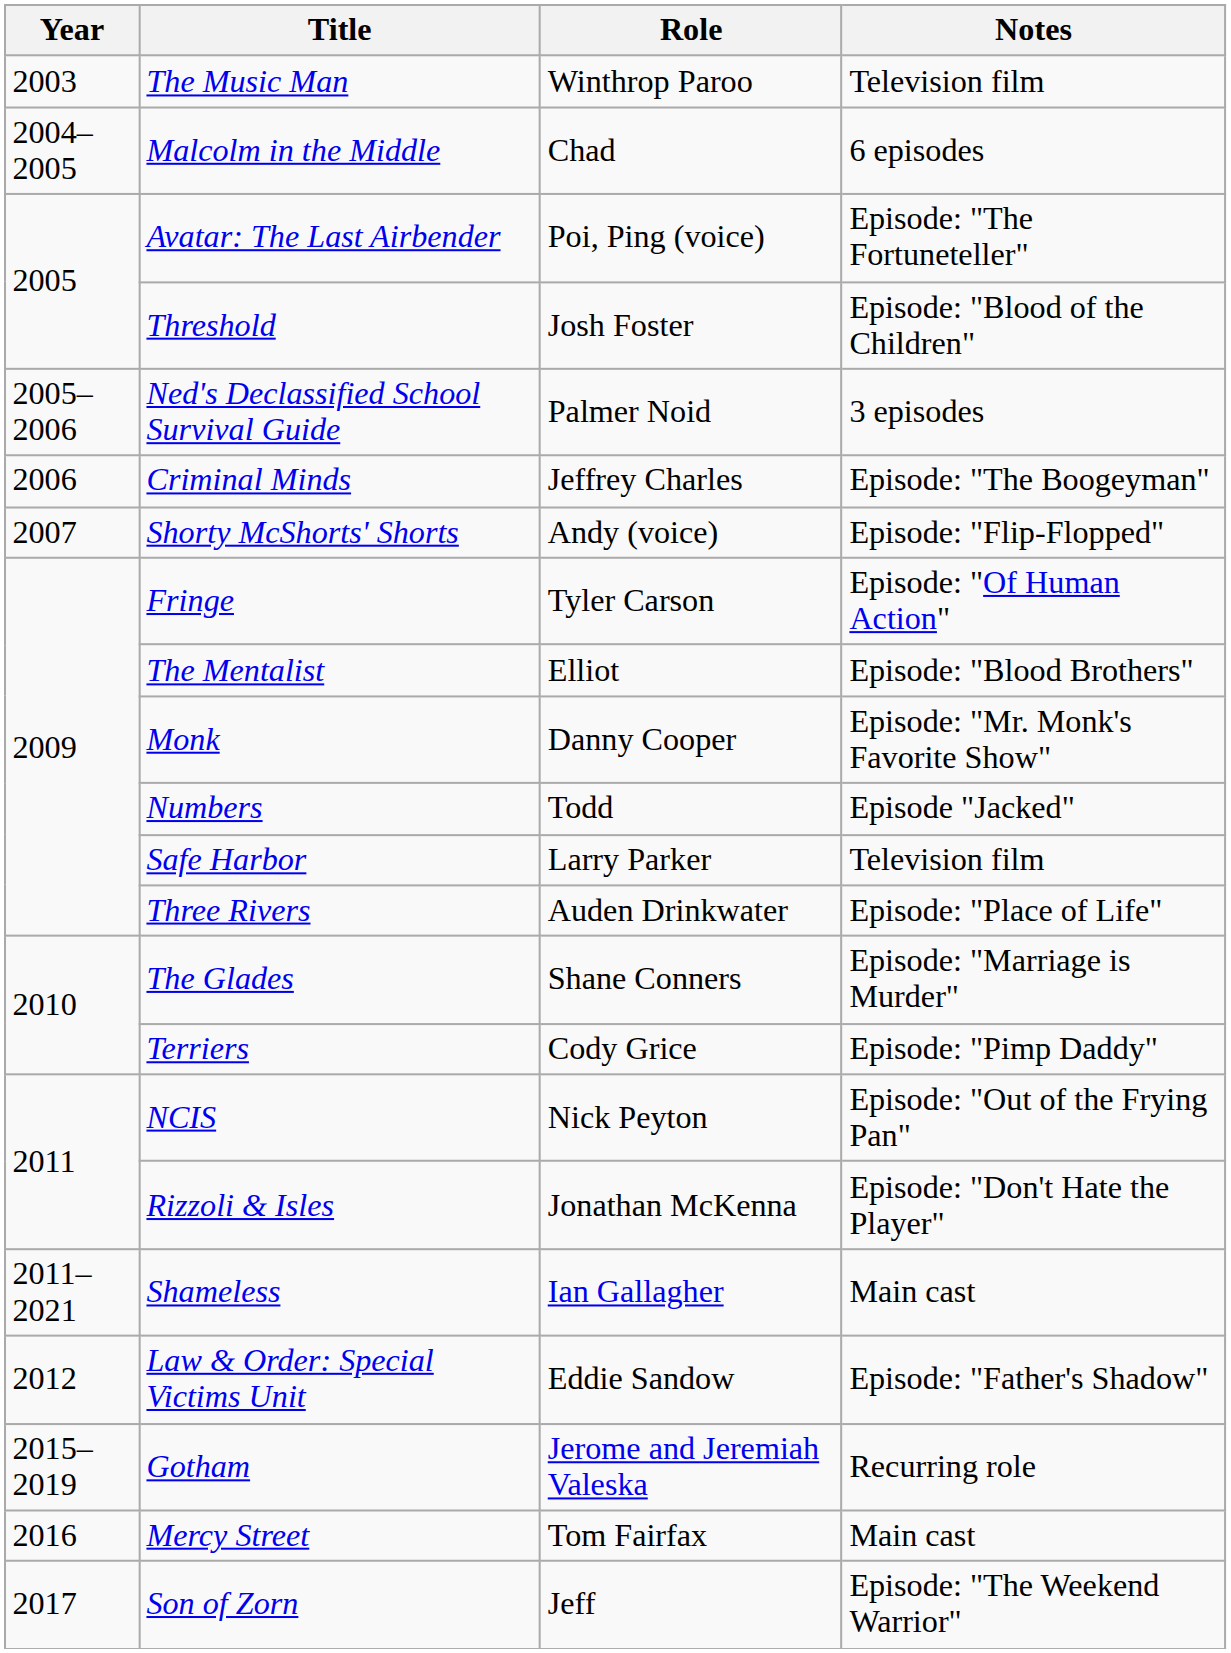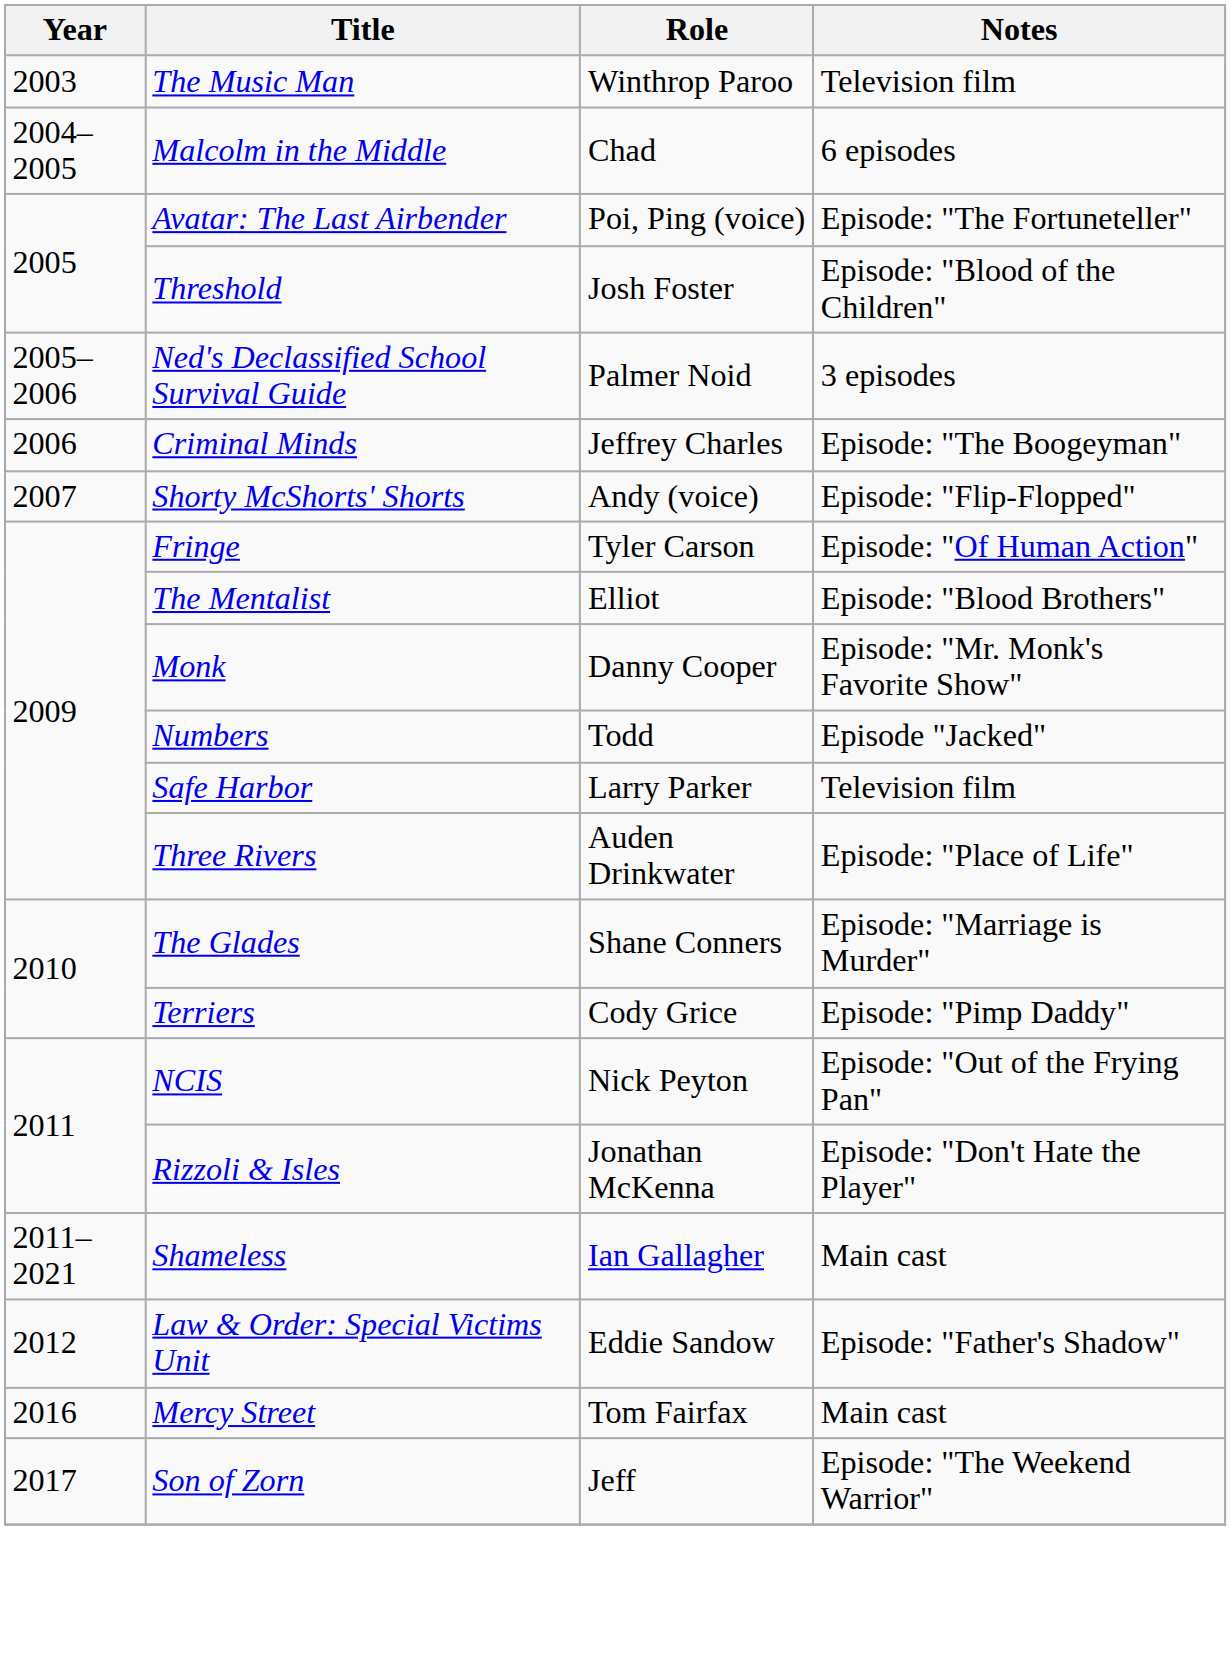- row: (198, 1466)
